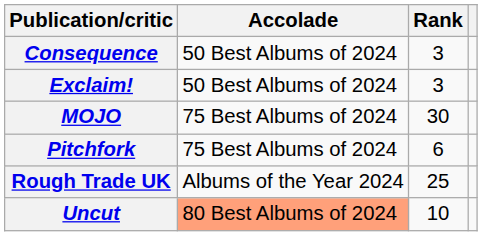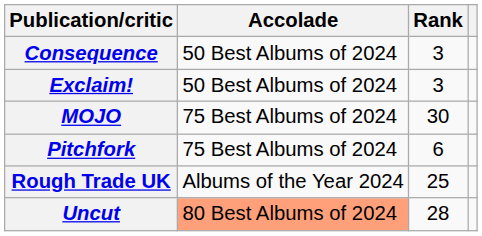(438, 213) 10 -> (438, 213) 28
